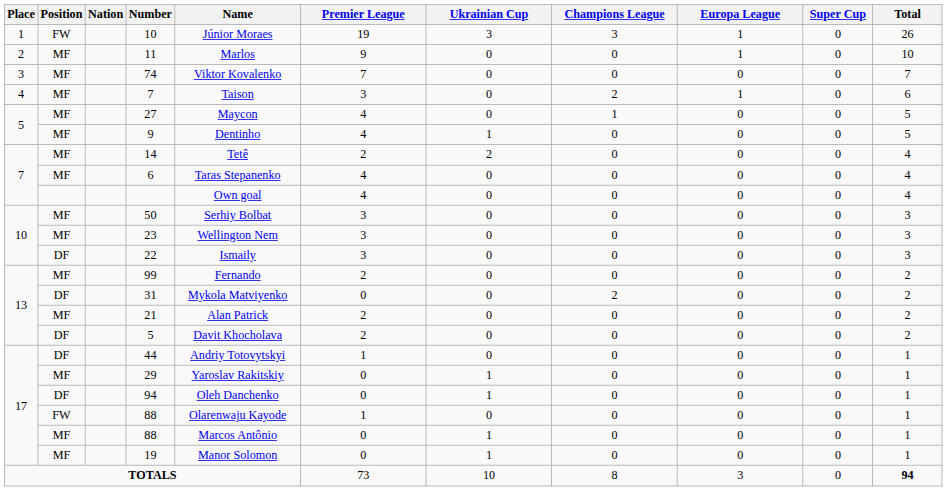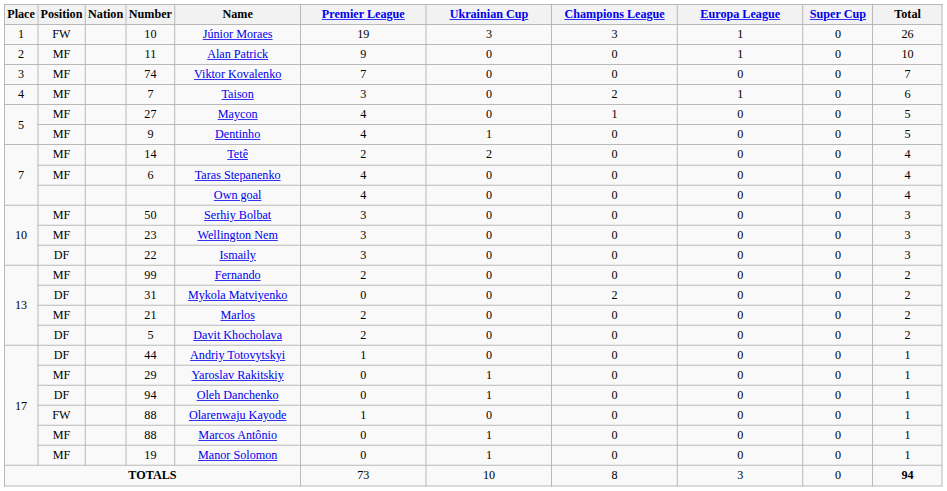(238, 54) Marlos -> (238, 54) Alan Patrick
(238, 315) Alan Patrick -> (238, 315) Marlos
